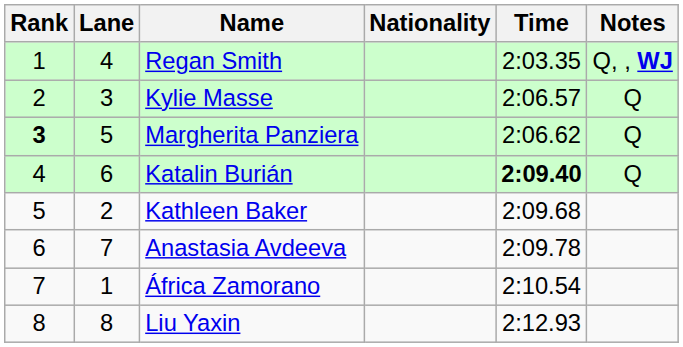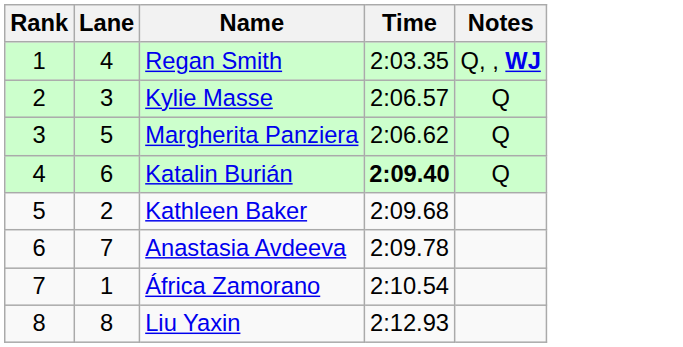- column: (430, 23)
(39, 135) bold -> (39, 135) normal
